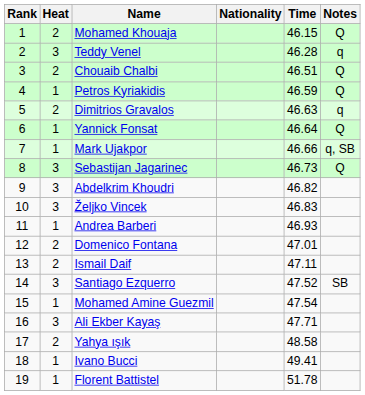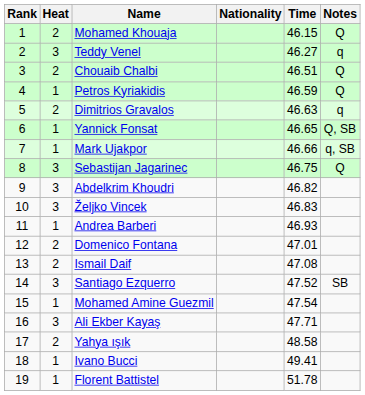(302, 52) 46.28 -> (302, 52) 46.27
(302, 129) 46.64 -> (302, 129) 46.65
(340, 129) Q -> (340, 129) Q, SB
(302, 168) 46.73 -> (302, 168) 46.75
(302, 264) 47.11 -> (302, 264) 47.08
